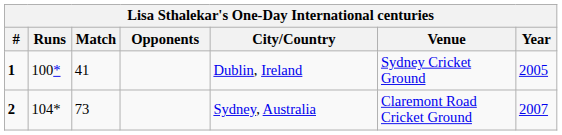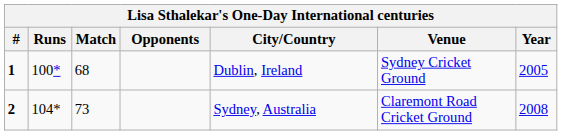(82, 70) 41 -> (82, 70) 68
(533, 109) 2007 -> (533, 109) 2008
